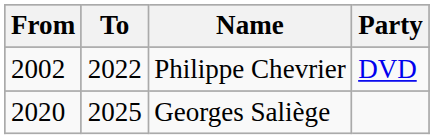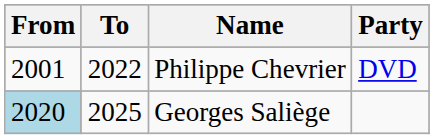(38, 68) 2002 -> (38, 68) 2001
(38, 111) no background -> (38, 111) lightblue background
